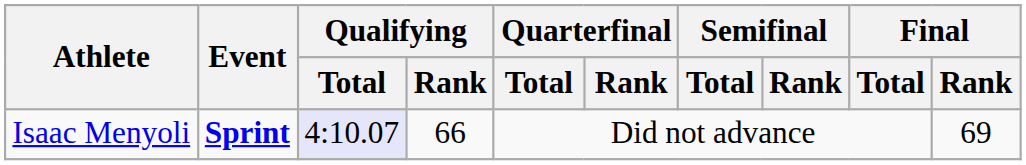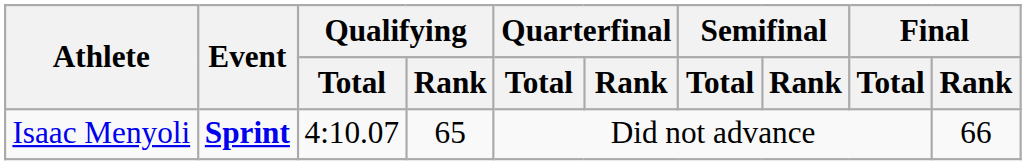(352, 133) lavender background -> (352, 133) no background
(450, 133) 66 -> (450, 133) 65
(976, 133) 69 -> (976, 133) 66
